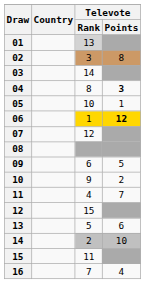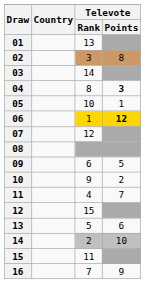(89, 42) lightgrey background -> (89, 42) no background
(121, 271) 4 -> (121, 271) 9
